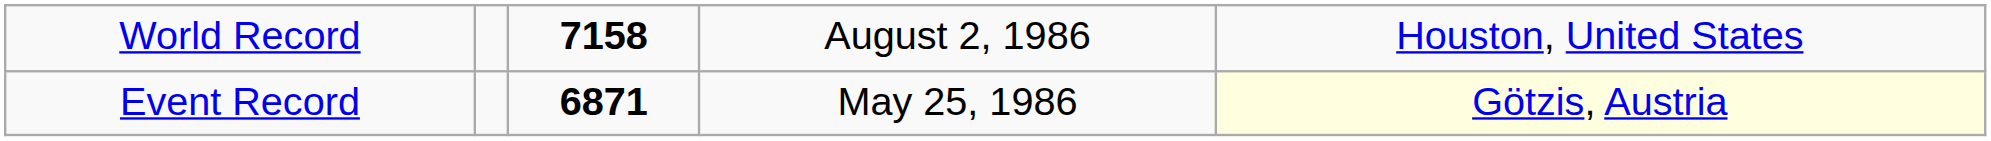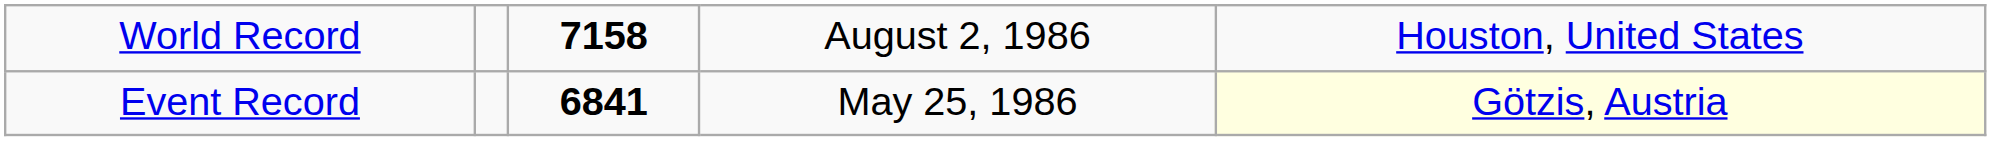(604, 102) 6871 -> (604, 102) 6841
